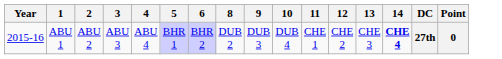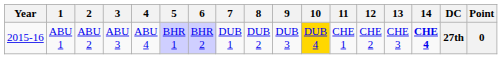+ column: (230, 13)
(287, 37) no background -> (316, 37) gold background
